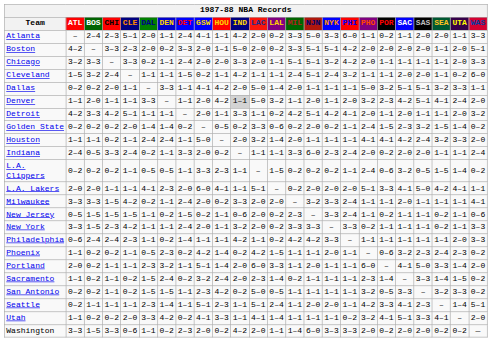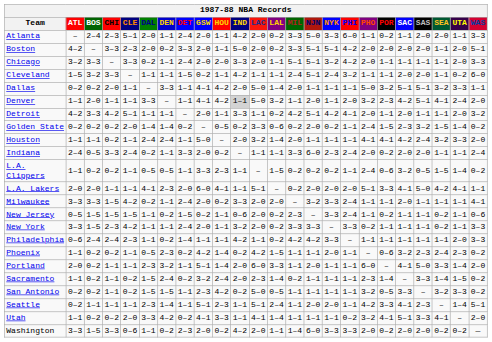(203, 37) 4–1 -> (203, 37) 2–0
(112, 76) 2–4 -> (112, 76) 3–3
(203, 102) 2–0 -> (203, 102) 4–1
(75, 171) 0–2 -> (75, 171) 1–1
